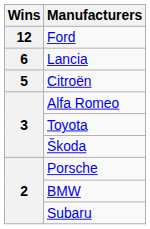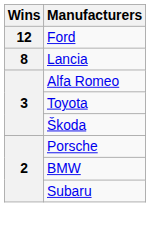(24, 59) 6 -> (24, 59) 8
- row: (69, 81)
